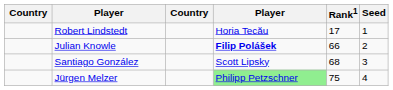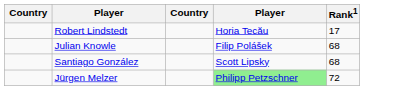- column: (374, 13)
(246, 46) bold -> (244, 46) normal
(334, 46) 66 -> (334, 46) 68
(334, 77) 75 -> (334, 77) 72
